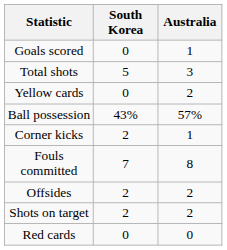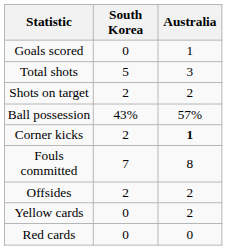rows swapped: (49, 213) <-> (49, 93)
(190, 135) normal -> (190, 135) bold
